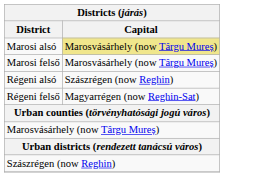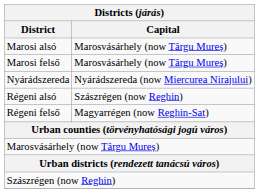(141, 46) khaki background -> (151, 46) no background
+ row: (38, 79)
